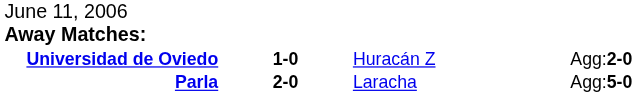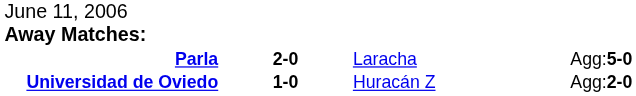rows swapped: (197, 82) <-> (122, 59)
